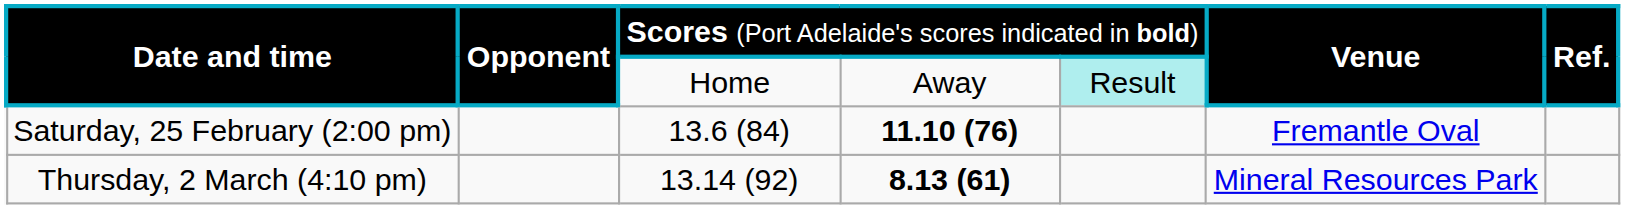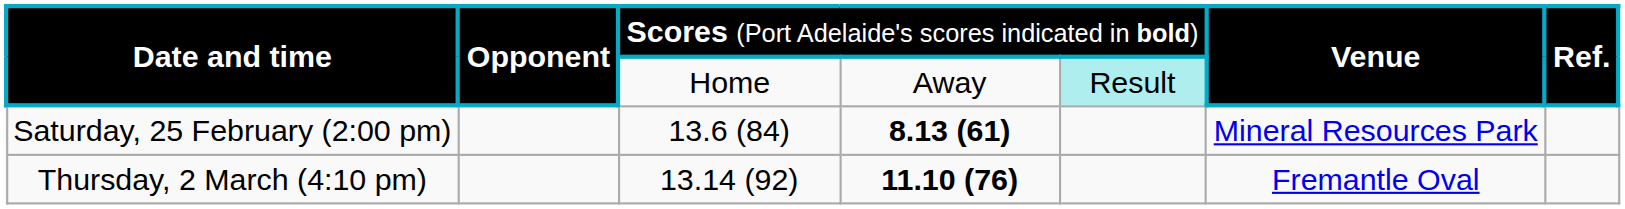(950, 130) 11.10 (76) -> (950, 130) 8.13 (61)
(1376, 131) Fremantle Oval -> (1376, 131) Mineral Resources Park
(950, 179) 8.13 (61) -> (950, 179) 11.10 (76)
(1376, 179) Mineral Resources Park -> (1376, 179) Fremantle Oval
